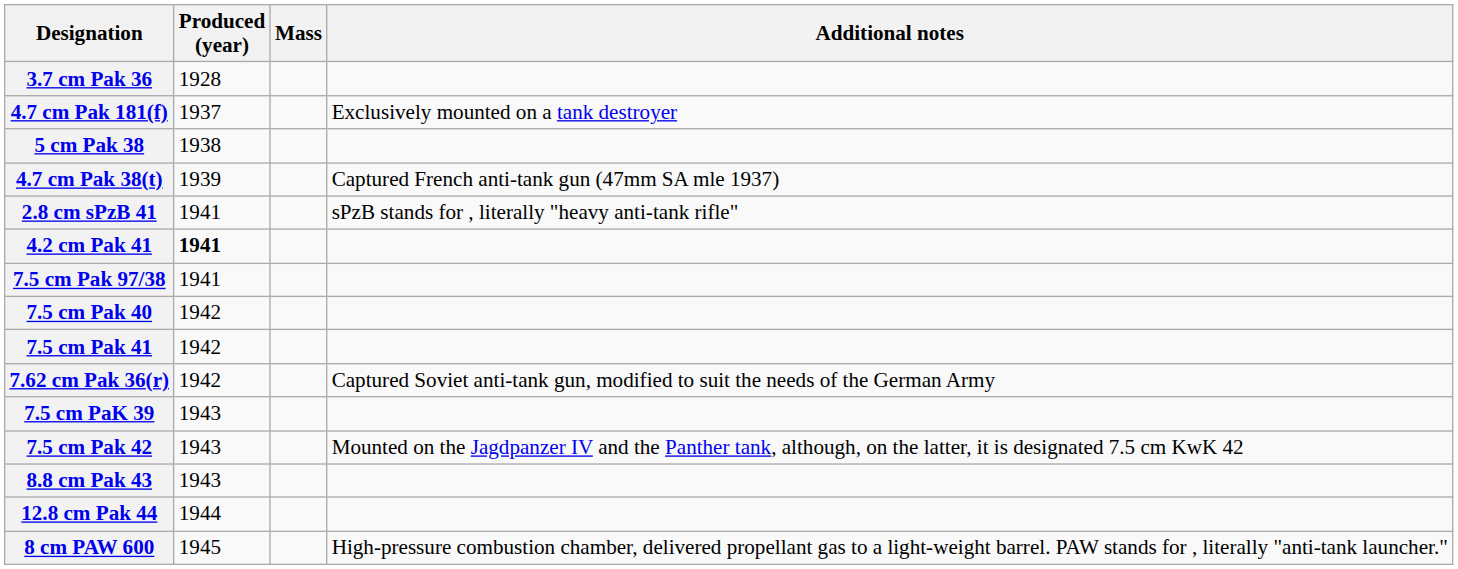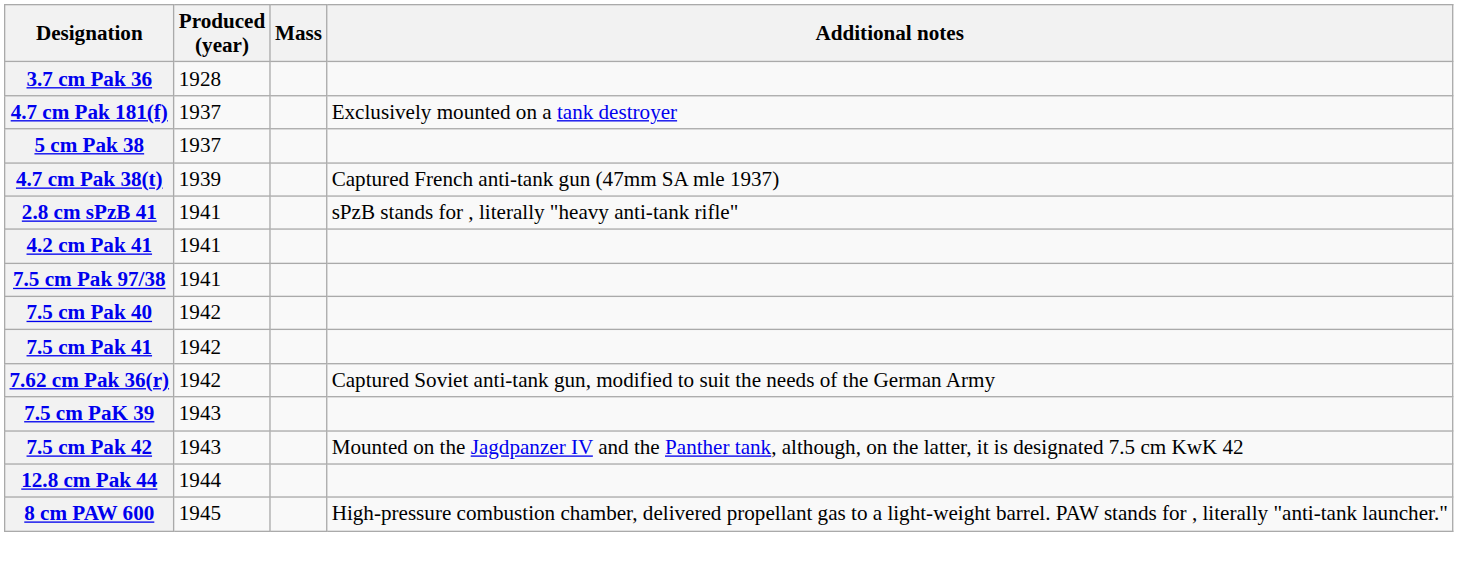(200, 145) 1938 -> (200, 145) 1937
(200, 245) bold -> (200, 245) normal
- row: (89, 480)
